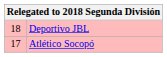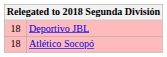(15, 44) 17 -> (15, 44) 18
